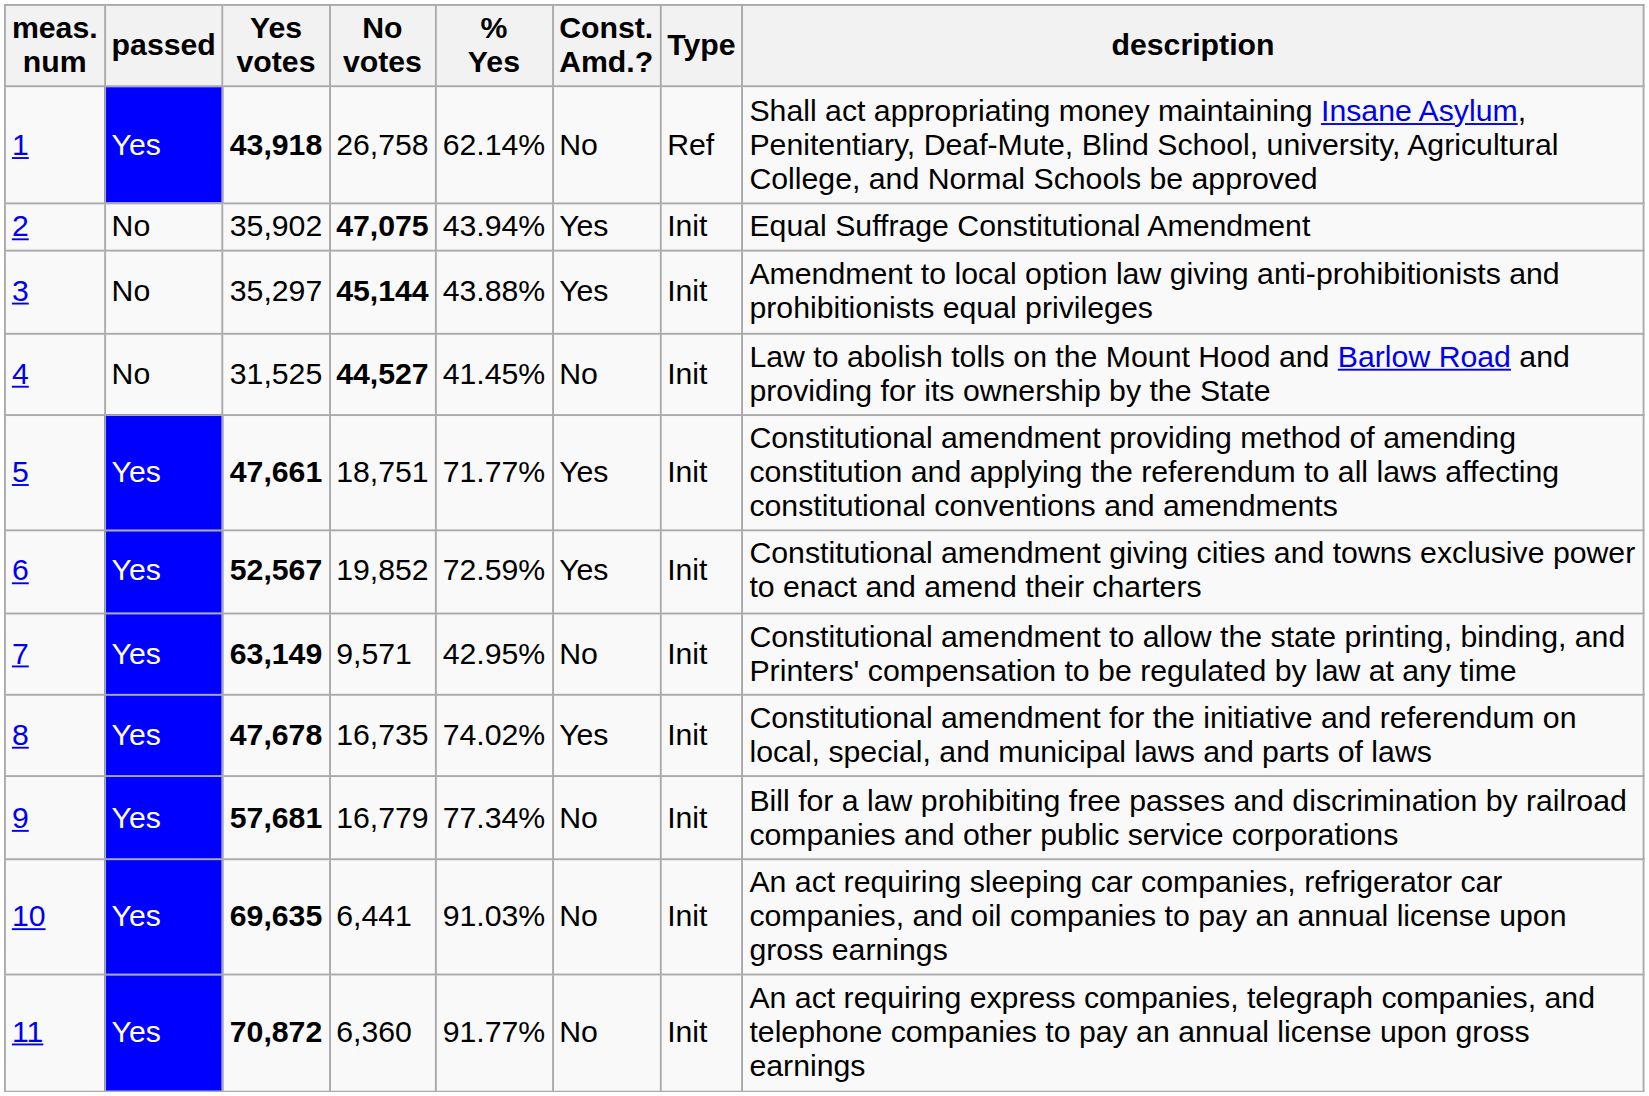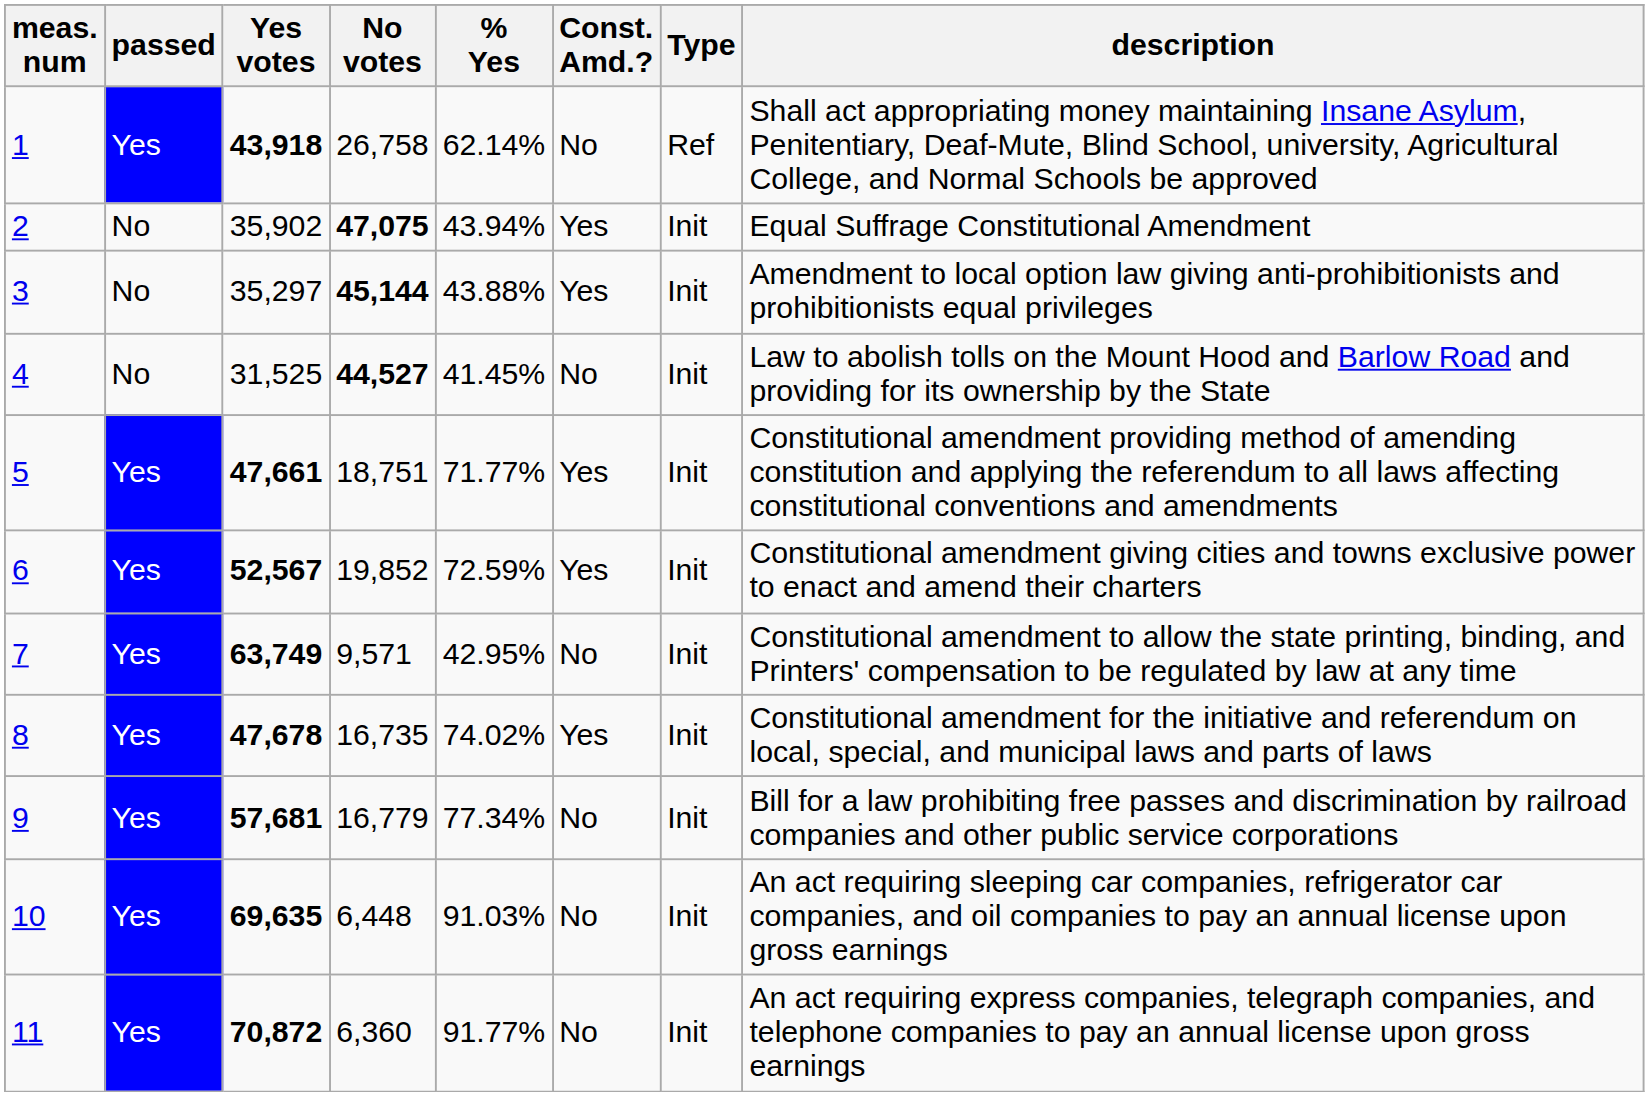(276, 653) 63,149 -> (276, 653) 63,749
(374, 916) 6,441 -> (374, 916) 6,448
